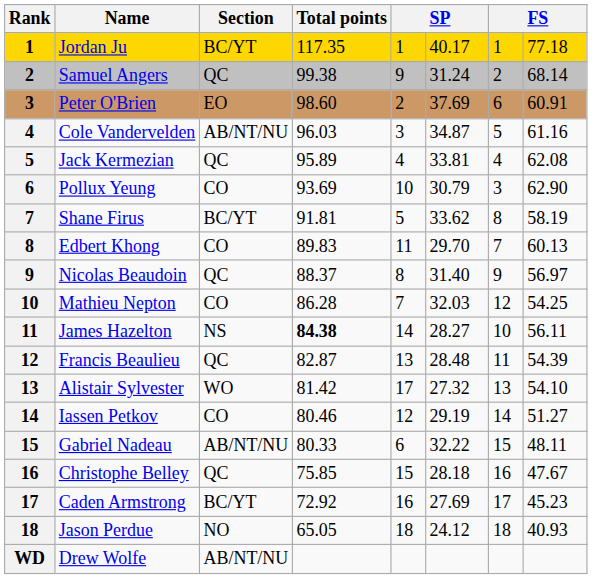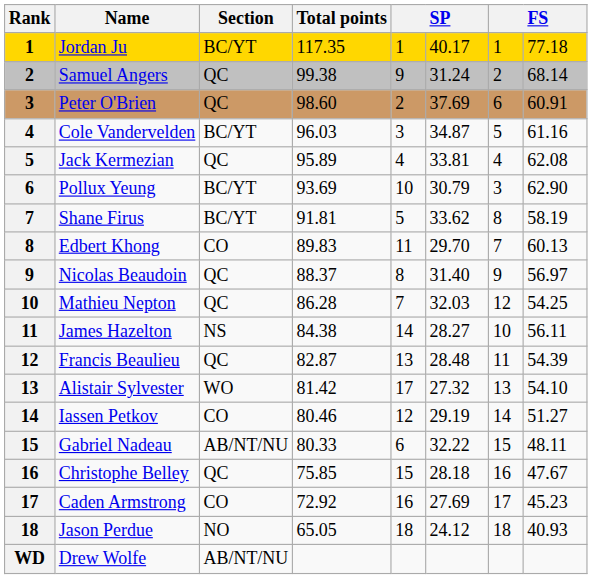(216, 103) EO -> (216, 103) QC
(246, 132) AB/NT/NU -> (230, 132) BC/YT
(216, 189) CO -> (230, 189) BC/YT
(216, 302) CO -> (216, 302) QC
(317, 331) bold -> (317, 331) normal
(230, 501) BC/YT -> (216, 501) CO
